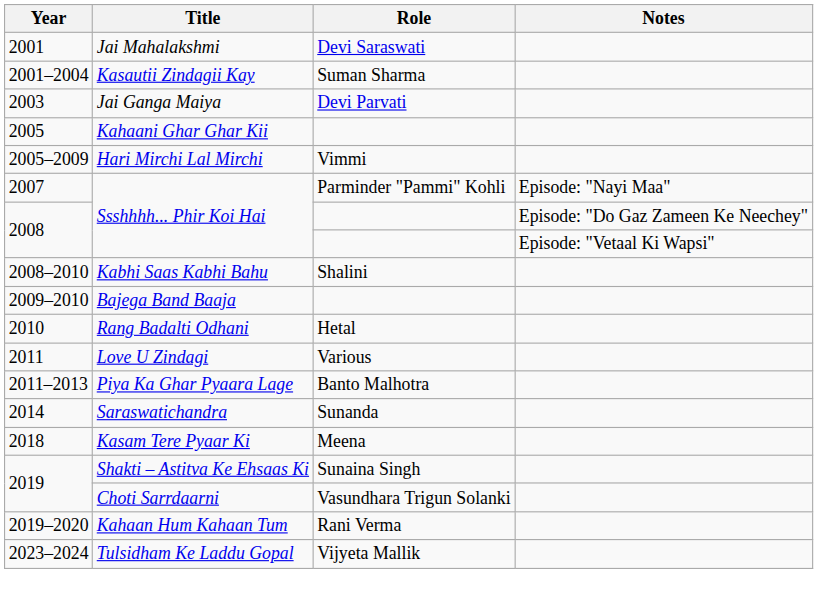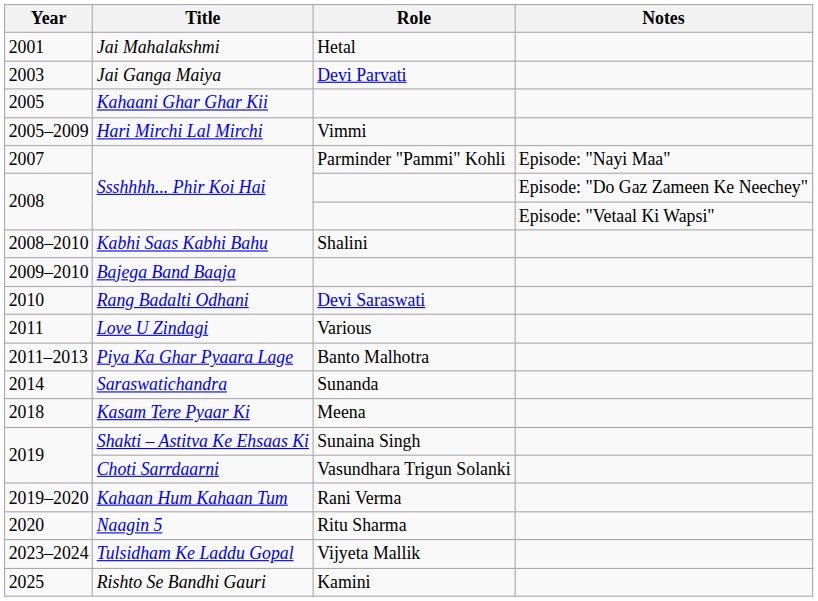(371, 46) Devi Saraswati -> (336, 46) Hetal
- row: (176, 74)
(336, 328) Hetal -> (371, 300) Devi Saraswati
+ row: (130, 525)
+ row: (181, 581)
